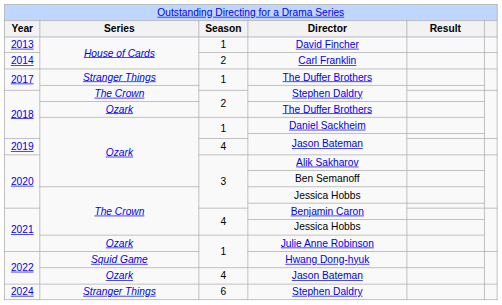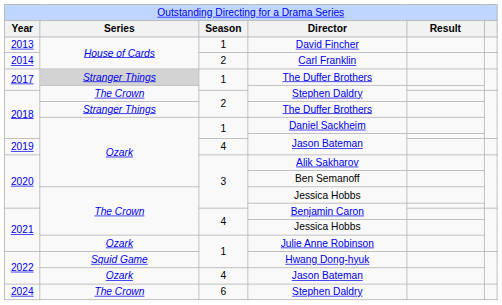(119, 77) no background -> (119, 77) lightgrey background
(119, 110) Ozark -> (119, 110) Stranger Things
(119, 292) Stranger Things -> (119, 292) The Crown
